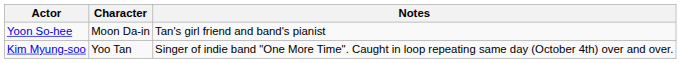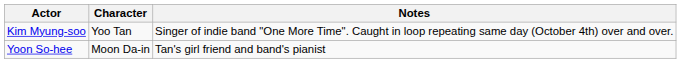rows swapped: (46, 49) <-> (40, 31)
